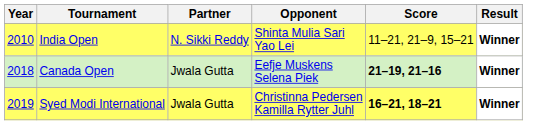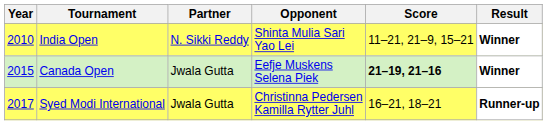(21, 72) 2018 -> (21, 72) 2015
(21, 104) 2019 -> (21, 104) 2017
(405, 104) bold -> (405, 104) normal
(499, 104) Winner -> (509, 104) Runner-up
